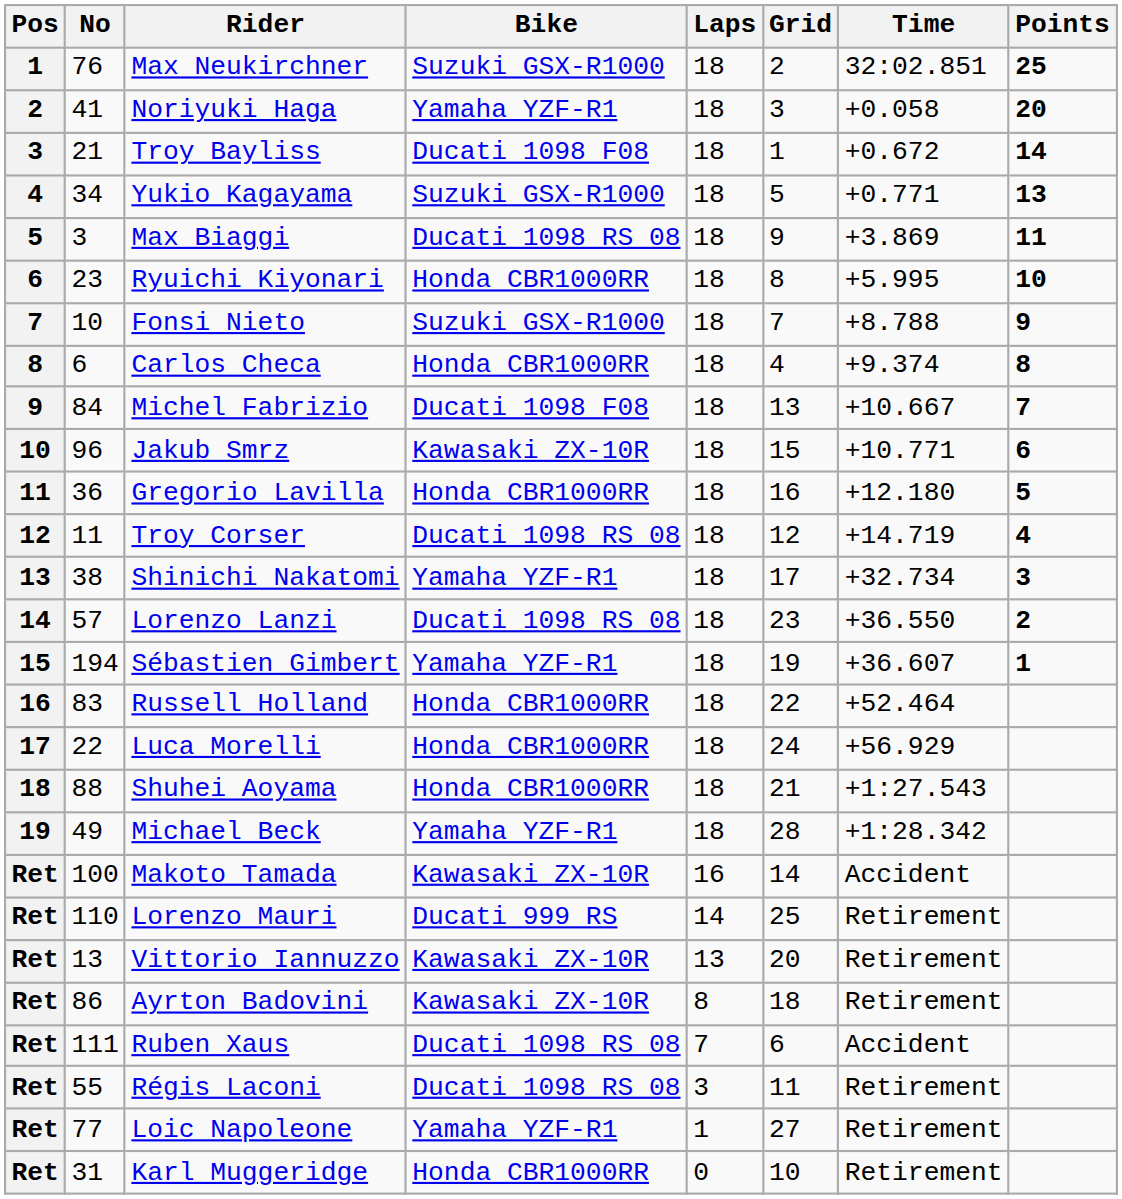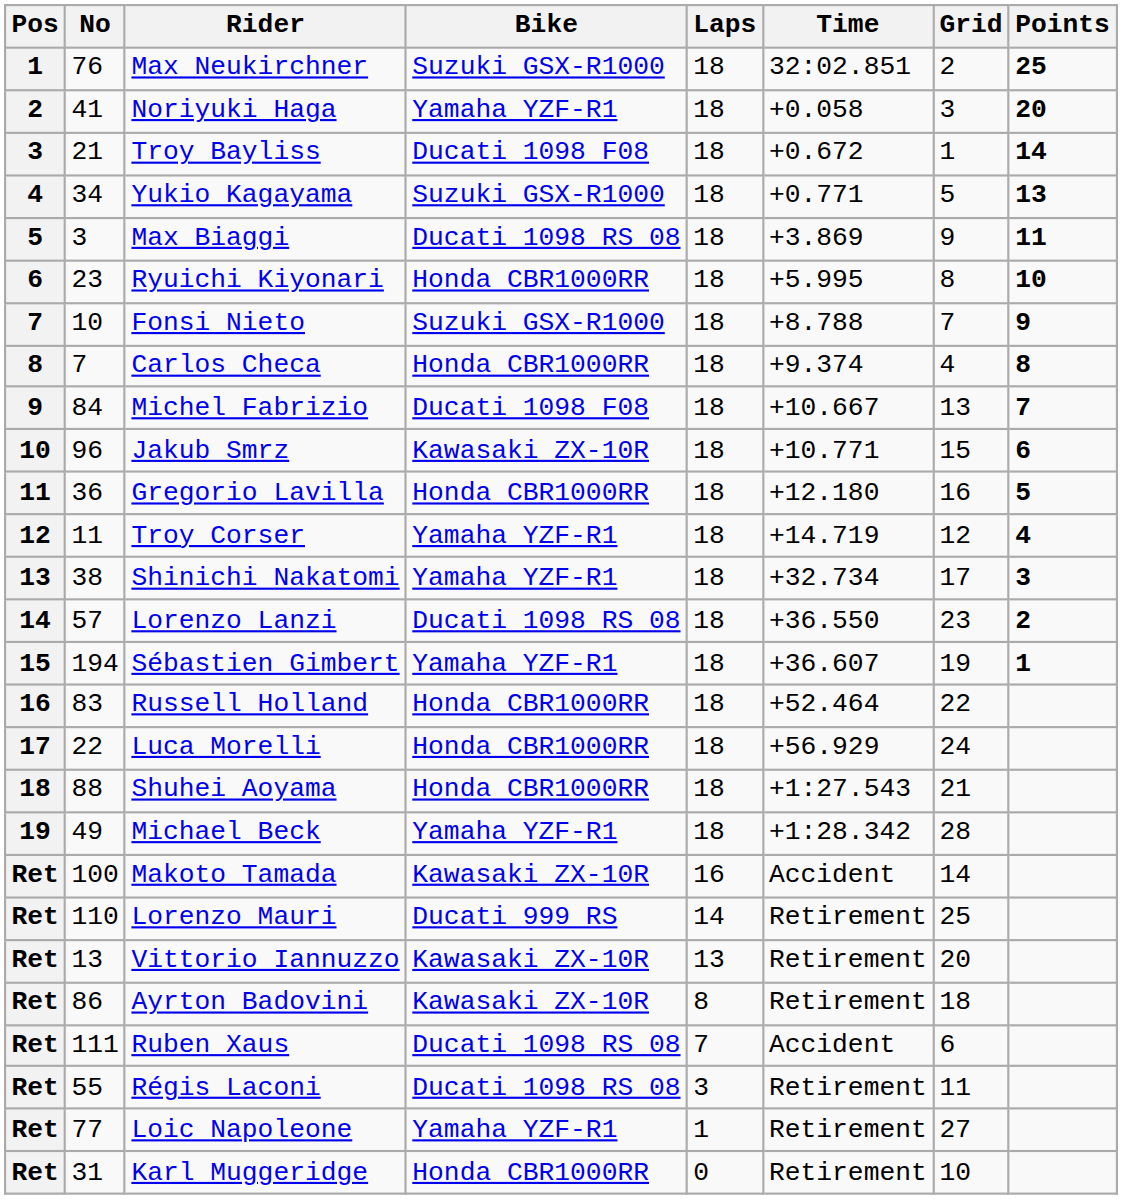columns swapped: (924, 27) <-> (801, 27)
(79, 366) 6 -> (79, 366) 7
(546, 536) Ducati 1098 RS 08 -> (515, 536) Yamaha YZF-R1
